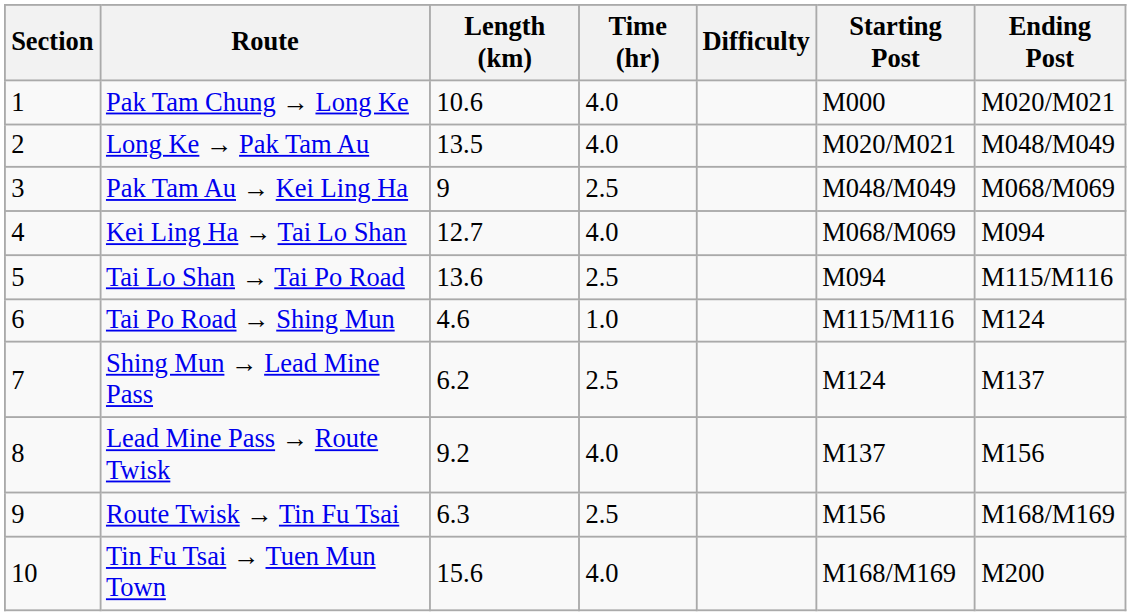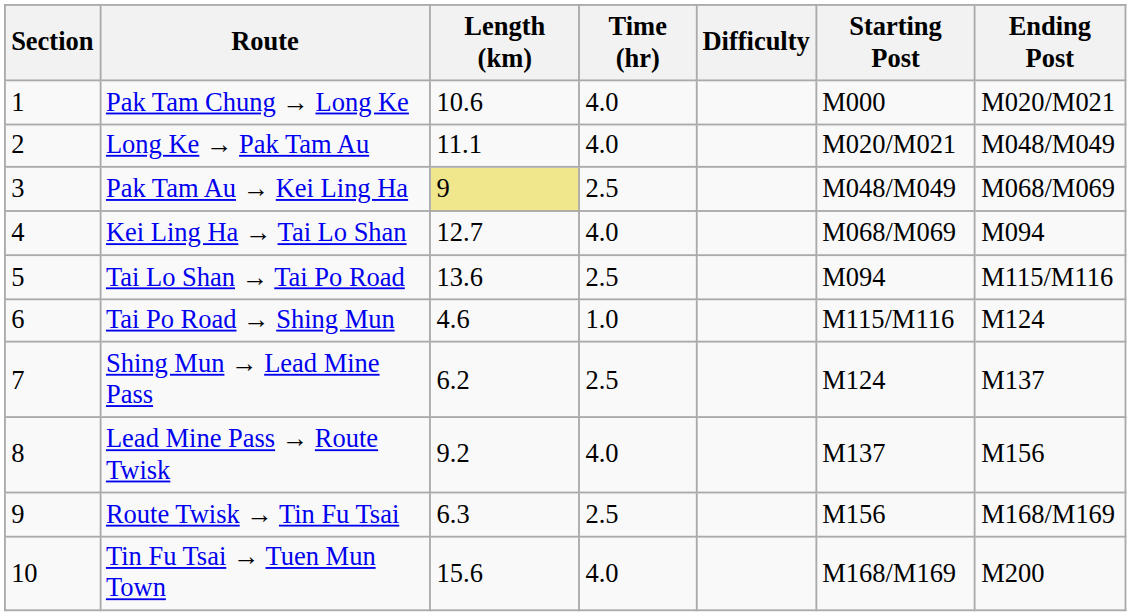(460, 145) 13.5 -> (459, 145) 11.1
(443, 189) no background -> (443, 189) khaki background
